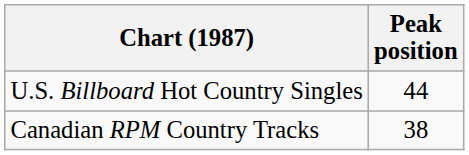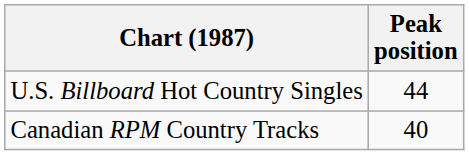(416, 129) 38 -> (416, 129) 40
